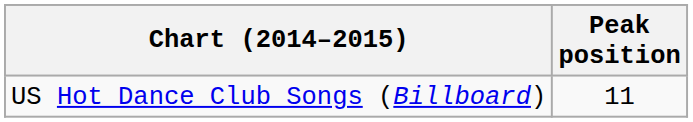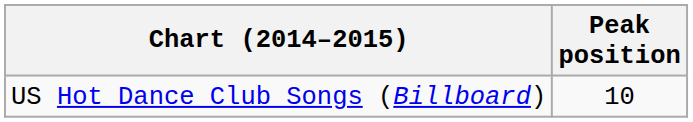(620, 97) 11 -> (620, 97) 10
